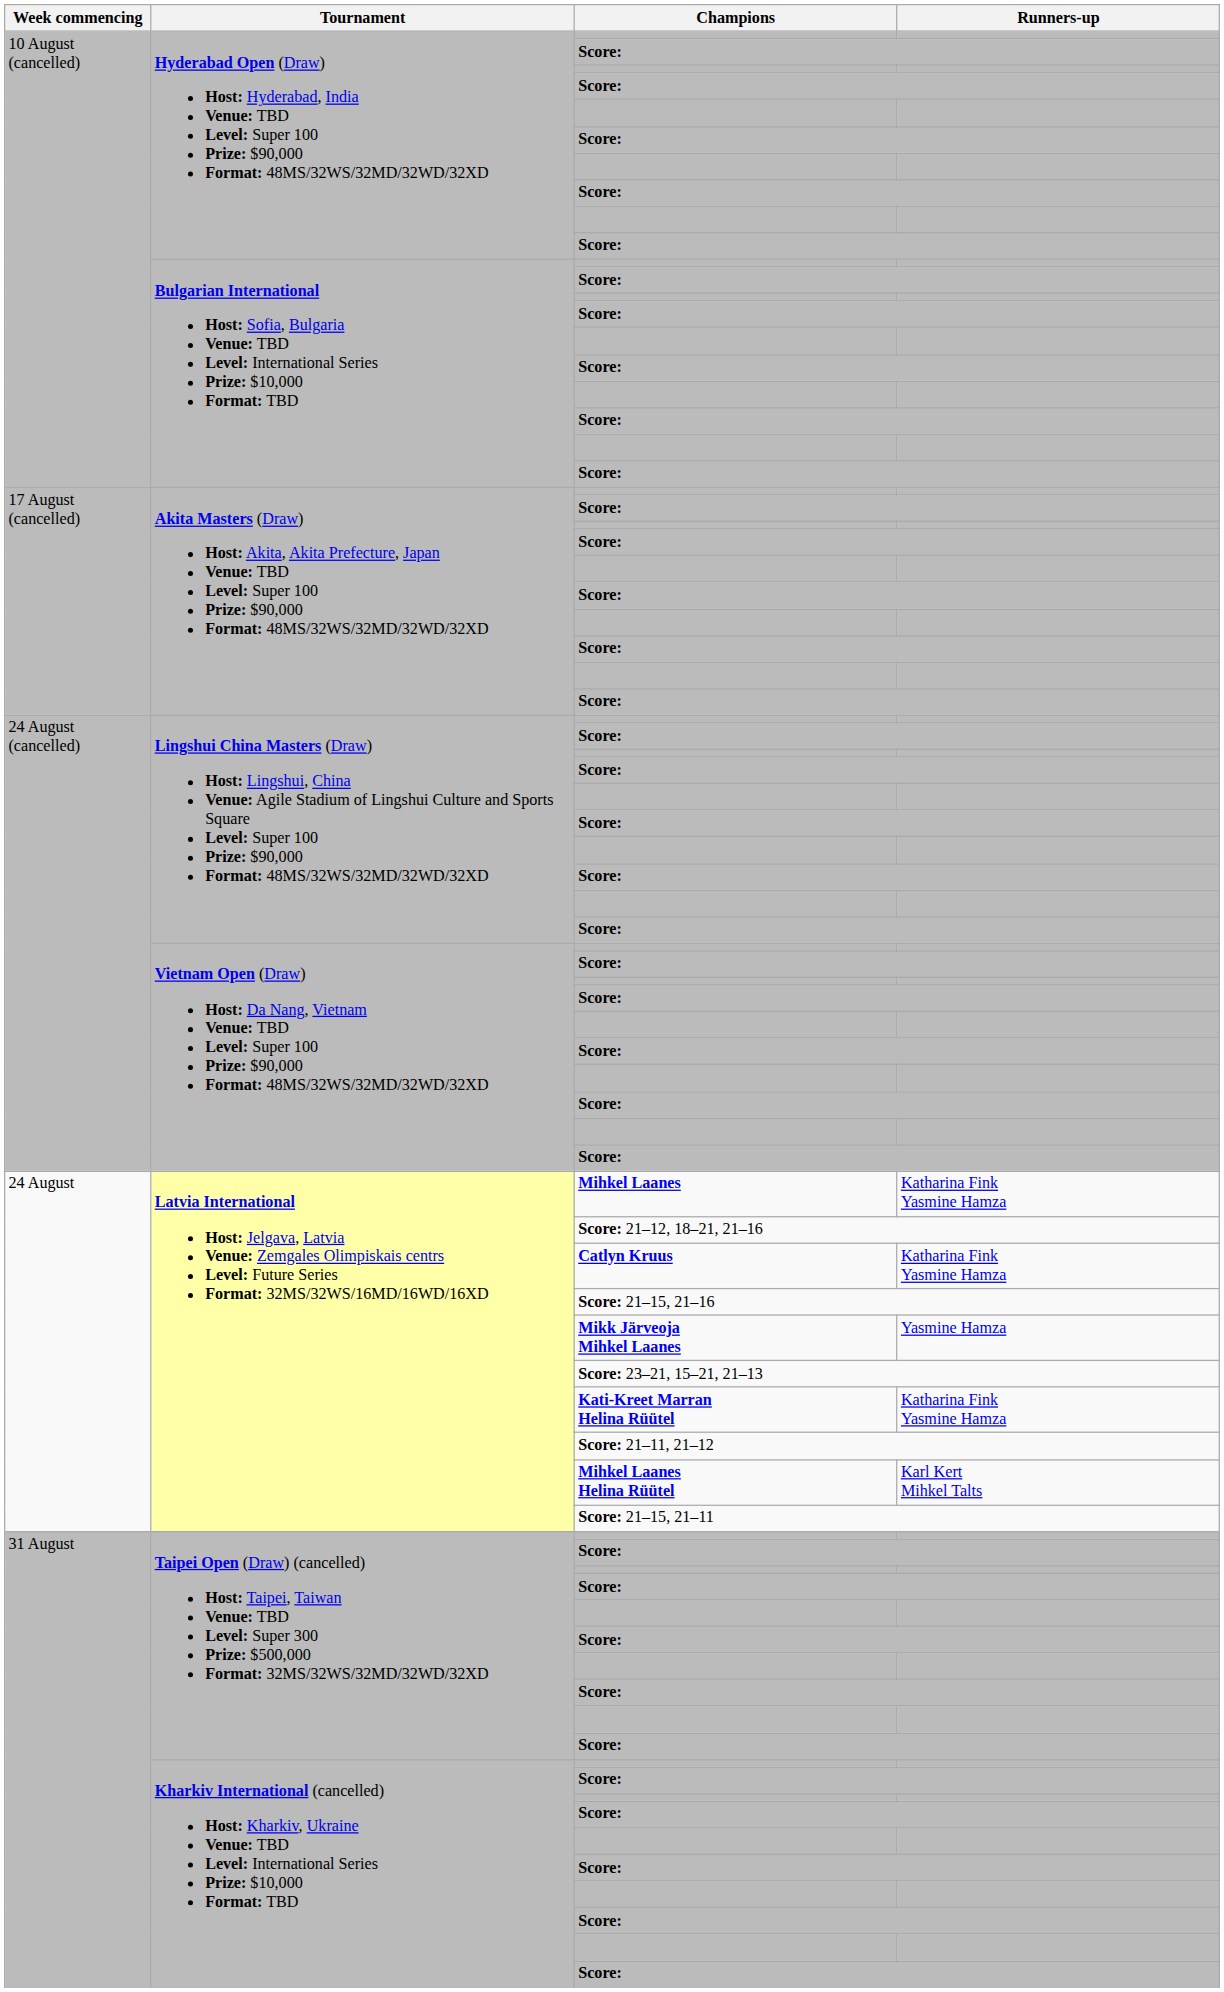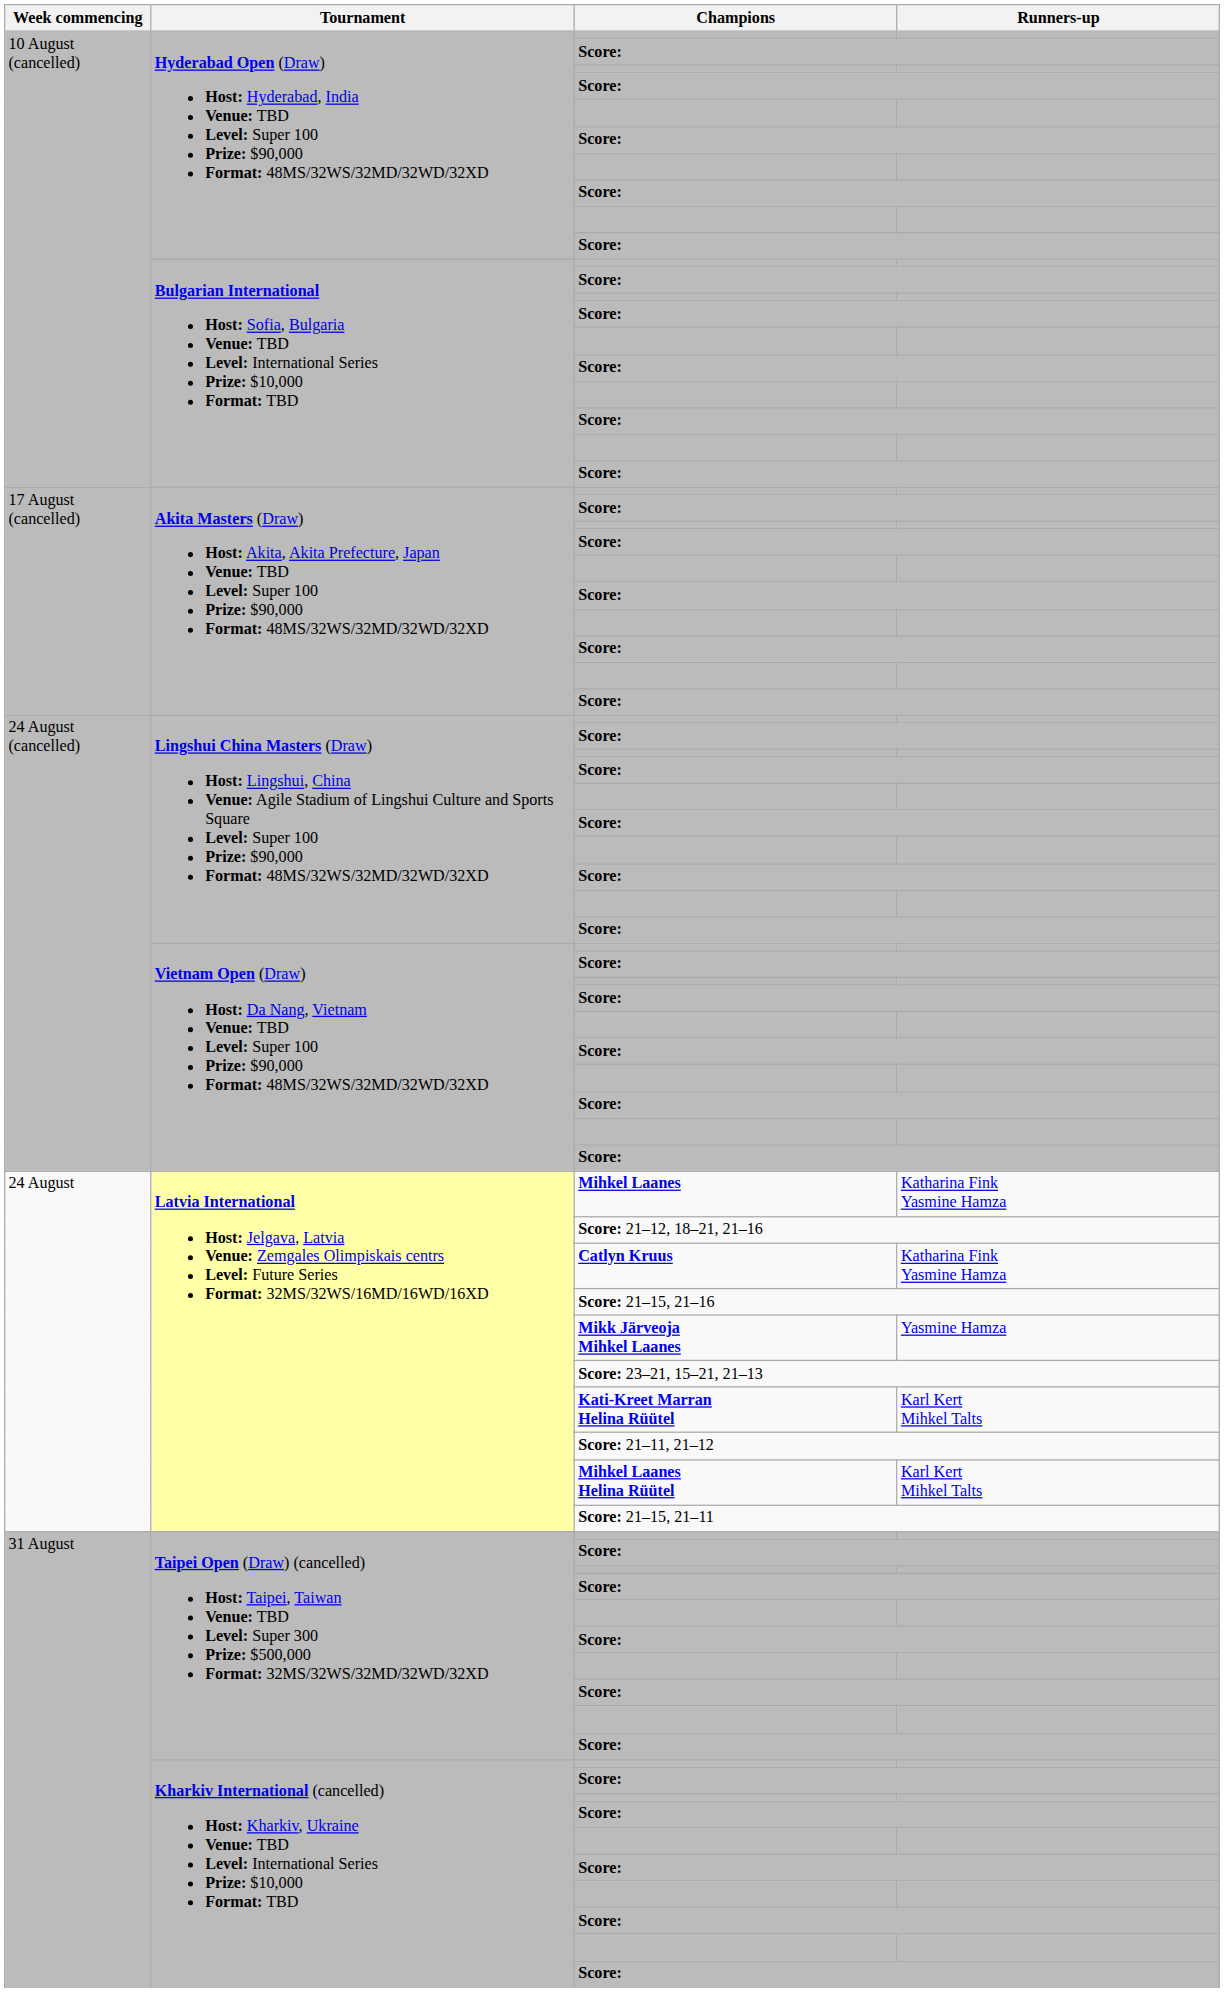(954, 1409) Katharina Fink Yasmine Hamza -> (942, 1409) Karl Kert Mihkel Talts
